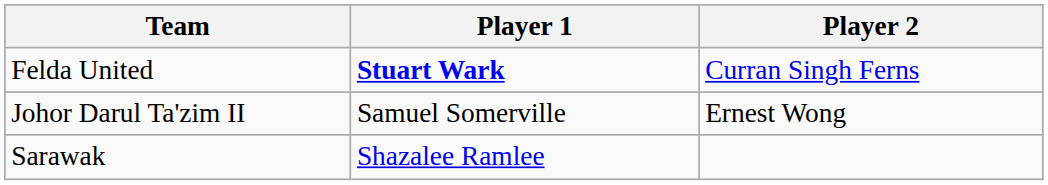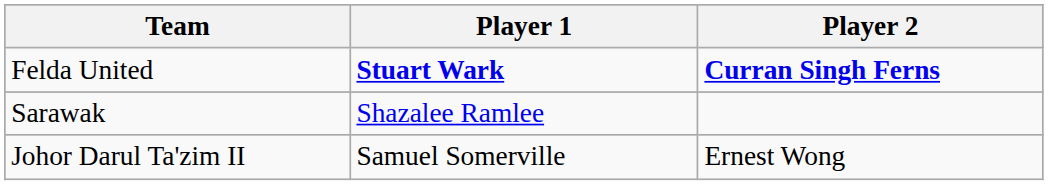(812, 69) normal -> (822, 69) bold
rows swapped: (128, 112) <-> (58, 156)
